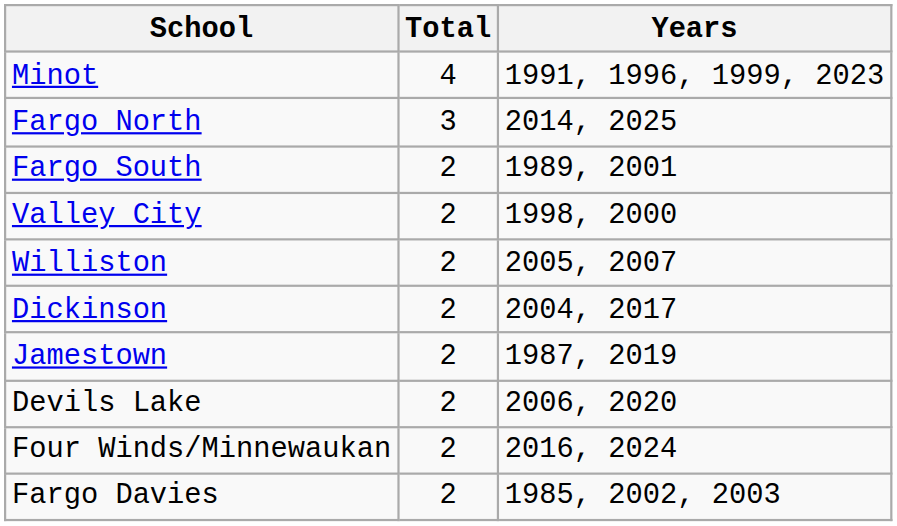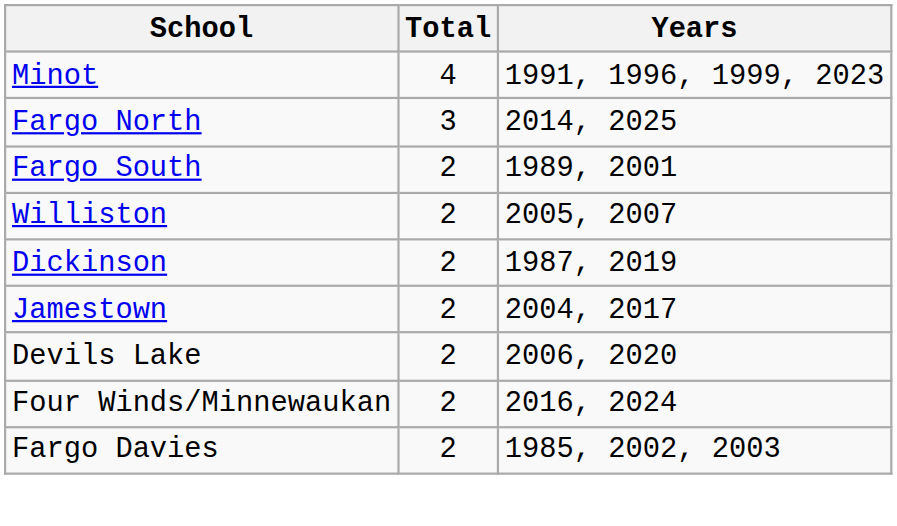- row: (107, 216)
(591, 309) 2004, 2017 -> (591, 263) 1987, 2019
(591, 356) 1987, 2019 -> (591, 309) 2004, 2017
